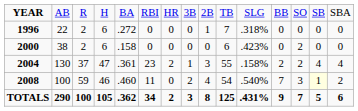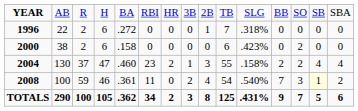(127, 64) .361 -> (127, 64) .460
(127, 81) .460 -> (127, 81) .361
